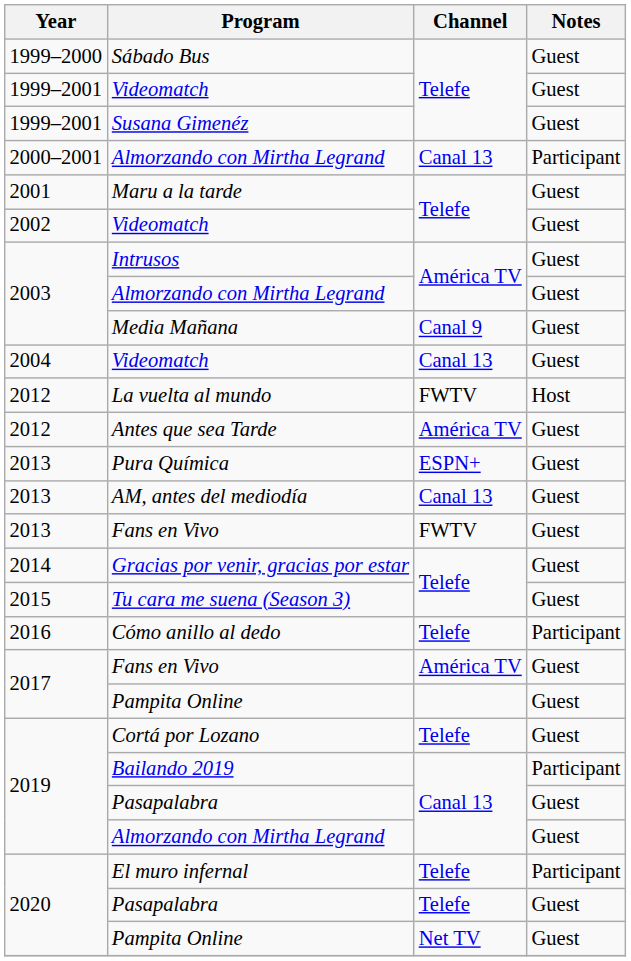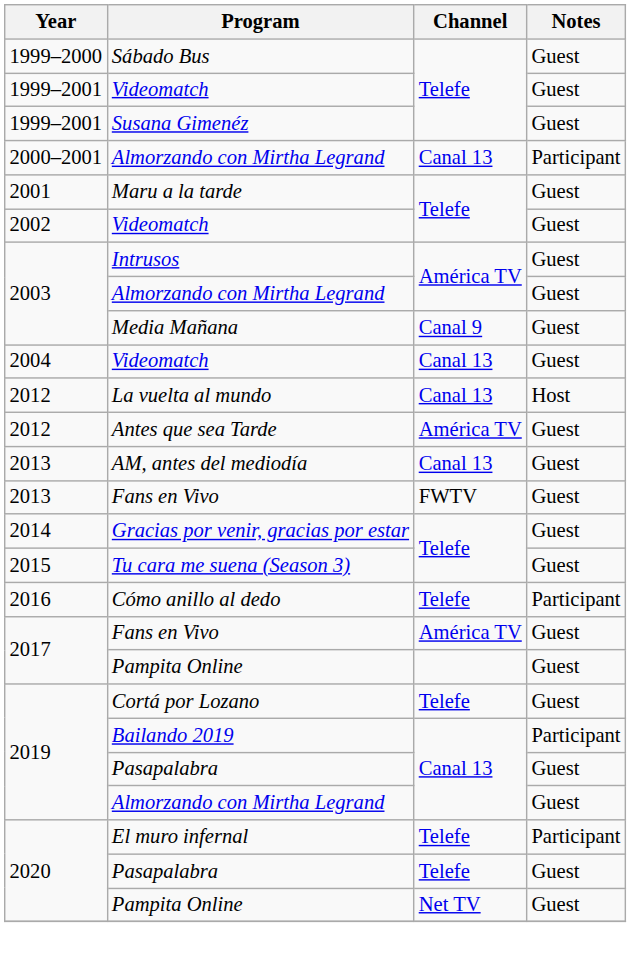(448, 395) FWTV -> (456, 395) Canal 13
- row: (30, 463)
